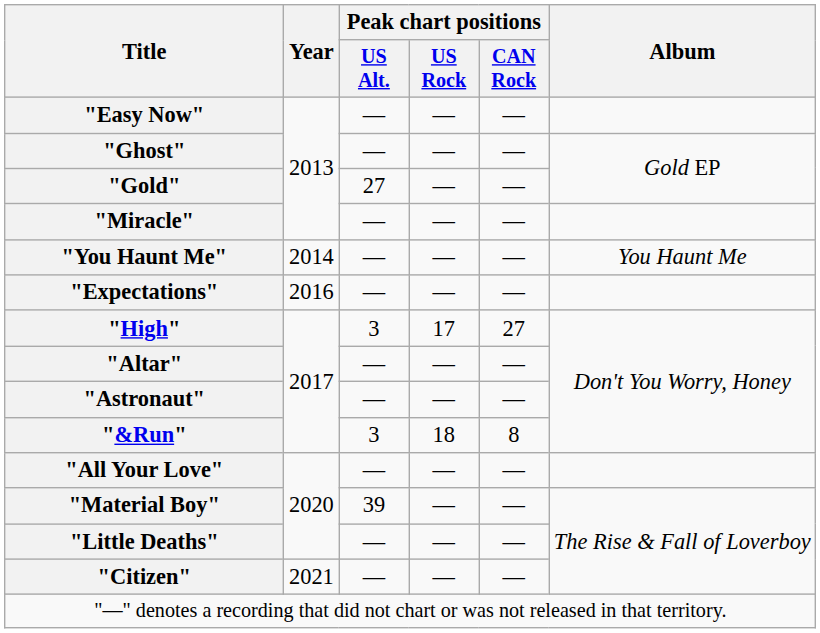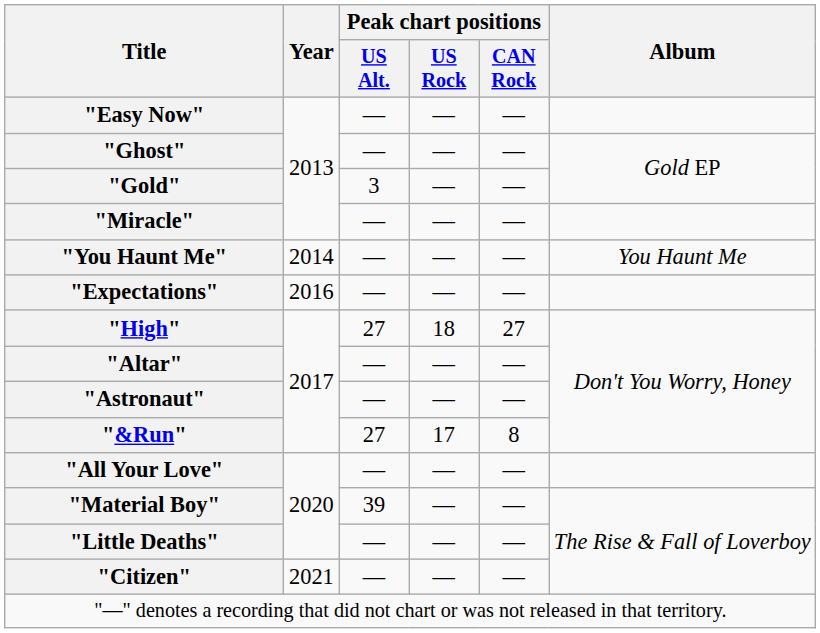(374, 185) 27 -> (374, 185) 3
(374, 327) 3 -> (374, 327) 27
(444, 327) 17 -> (444, 327) 18
(374, 434) 3 -> (374, 434) 27
(444, 434) 18 -> (444, 434) 17
